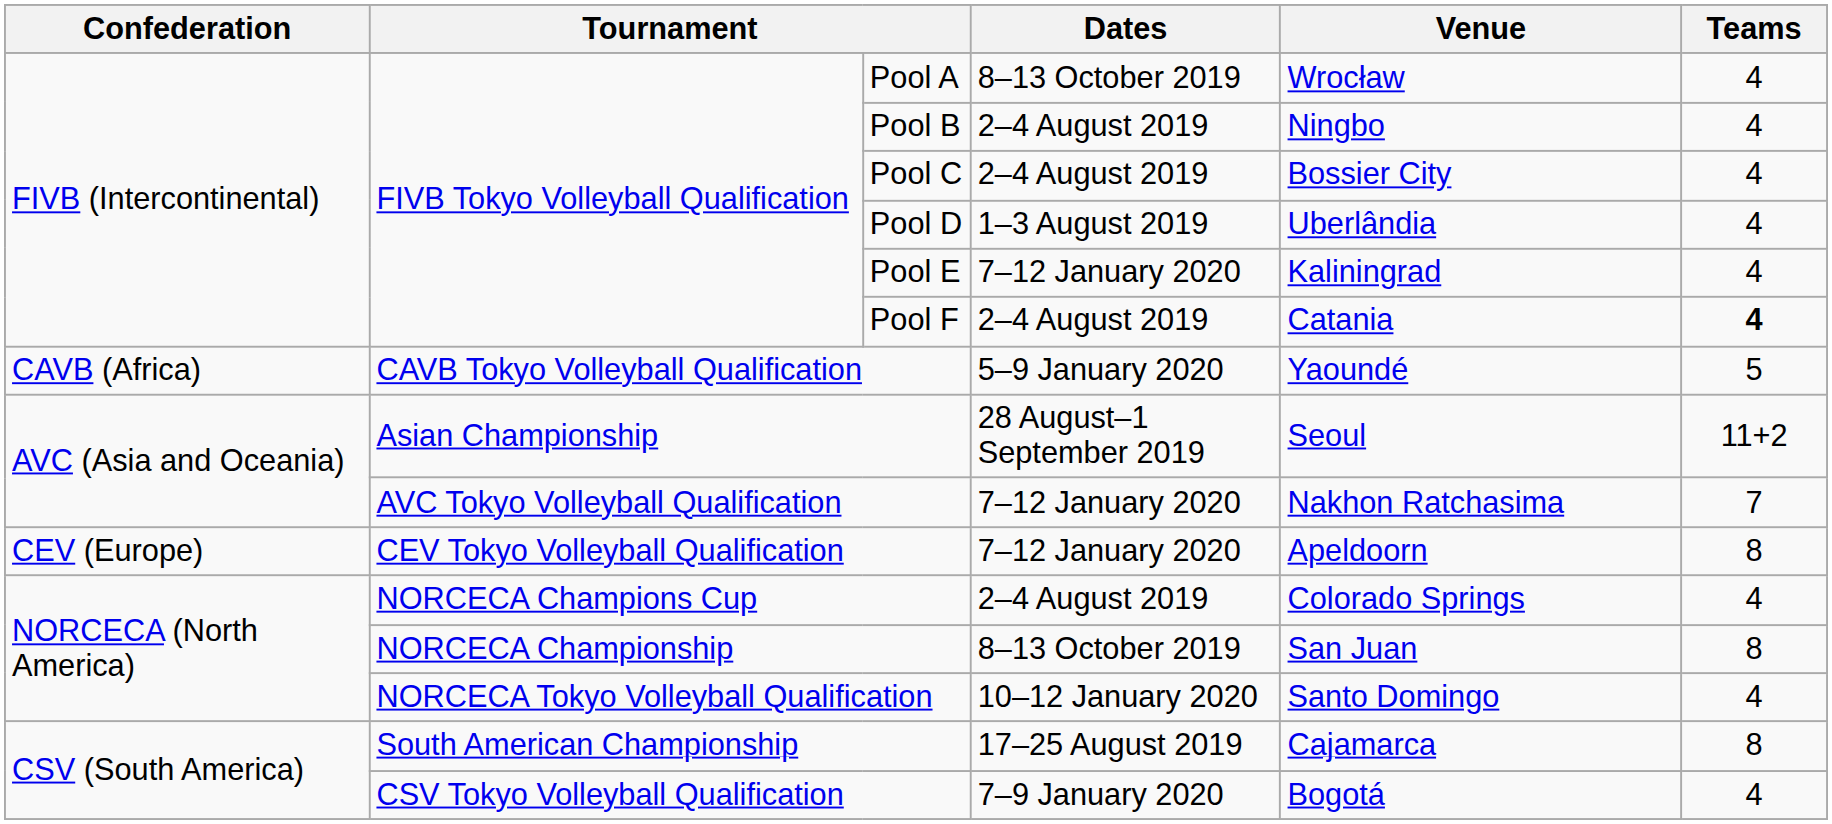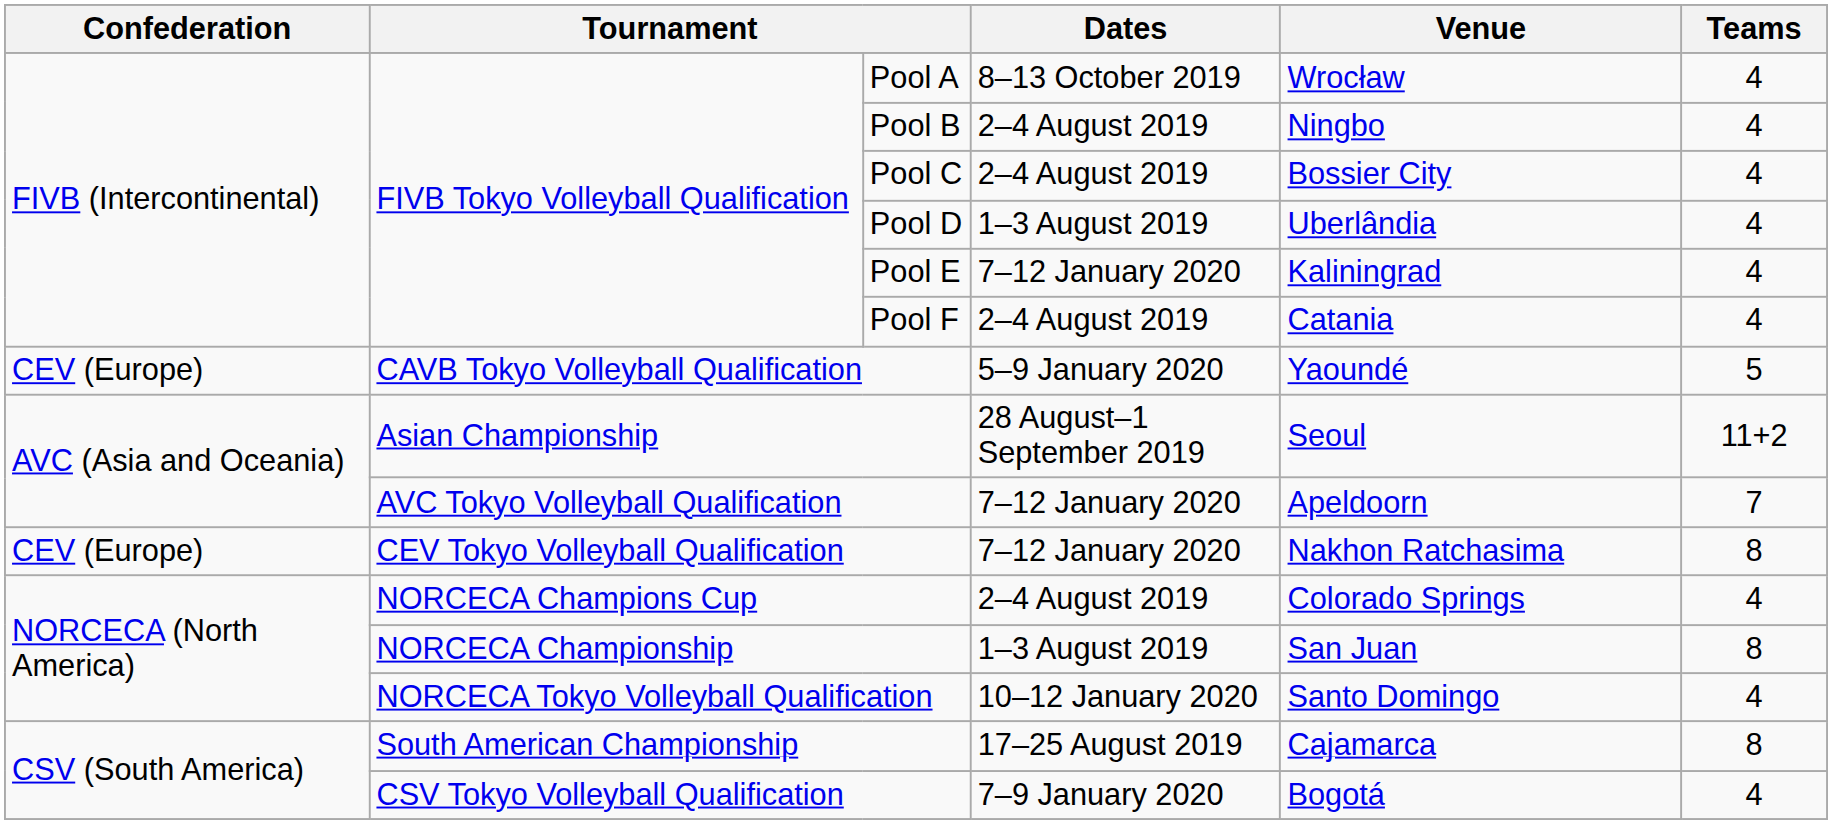(1754, 321) bold -> (1754, 321) normal
(106, 369) CAVB (Africa) -> (108, 369) CEV (Europe)
(1426, 501) Nakhon Ratchasima -> (1358, 501) Apeldoorn
(1358, 550) Apeldoorn -> (1426, 550) Nakhon Ratchasima
(1109, 648) 8–13 October 2019 -> (1093, 648) 1–3 August 2019
